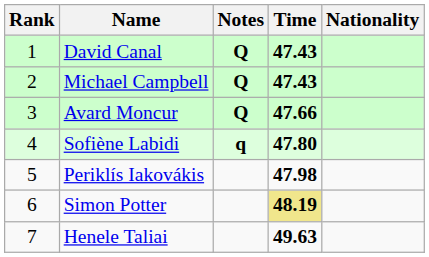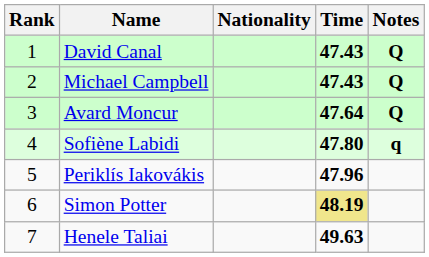columns swapped: (373, 19) <-> (241, 19)
(295, 112) 47.66 -> (342, 112) 47.64
(295, 174) 47.98 -> (342, 174) 47.96
